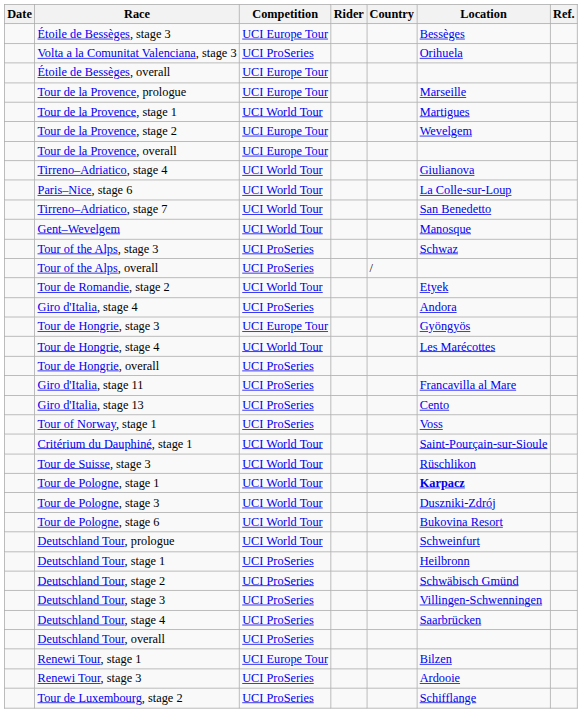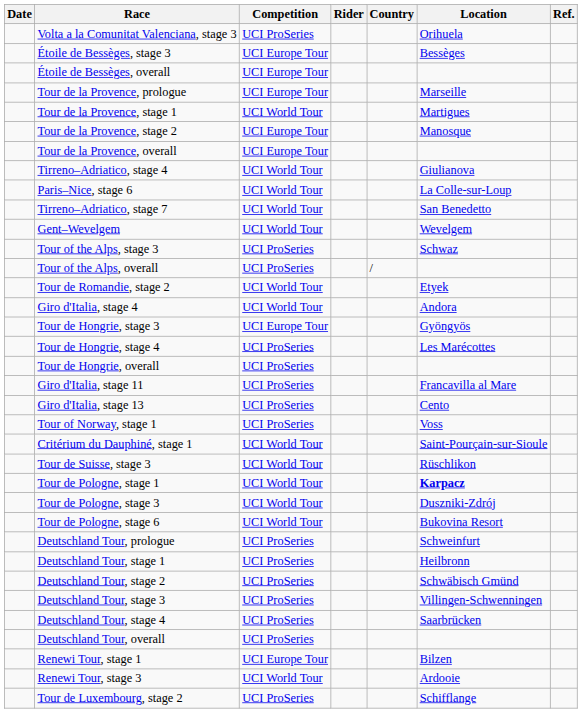rows swapped: (104, 33) <-> (137, 53)
(446, 131) Wevelgem -> (445, 131) Manosque
(445, 229) Manosque -> (446, 229) Wevelgem
(278, 307) UCI ProSeries -> (282, 307) UCI World Tour
(282, 346) UCI World Tour -> (278, 346) UCI ProSeries
(282, 541) UCI World Tour -> (278, 541) UCI ProSeries
(278, 678) UCI ProSeries -> (282, 678) UCI World Tour
